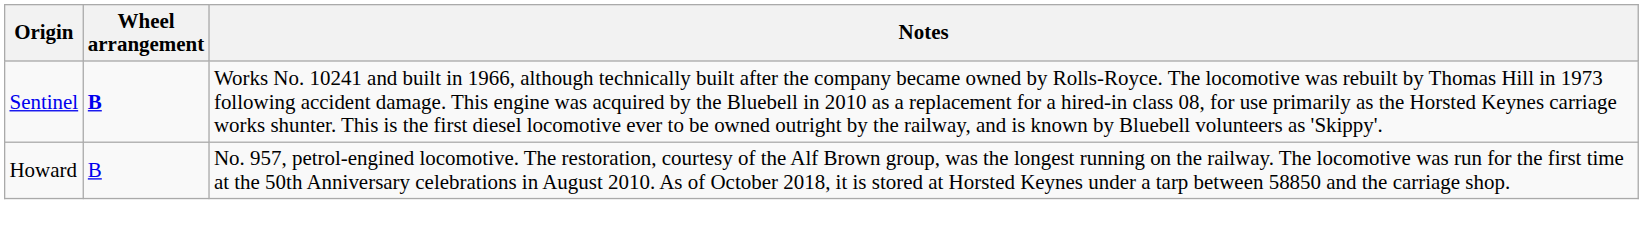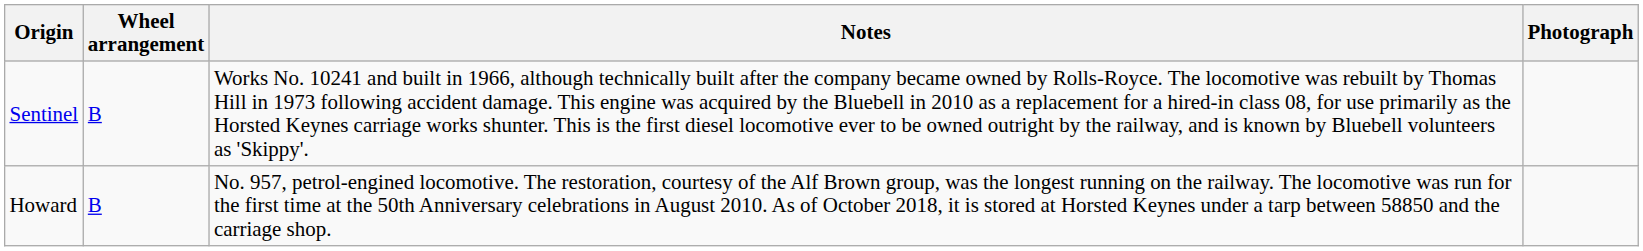+ column: (1580, 32)
(95, 101) bold -> (95, 113) normal
